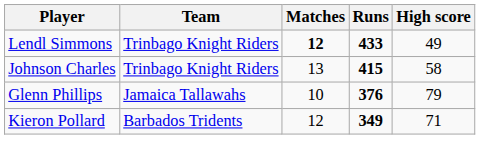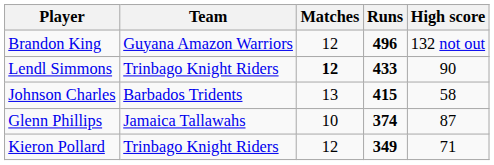+ row: (55, 43)
(434, 43) 49 -> (448, 69) 90
(201, 69) Trinbago Knight Riders -> (183, 95) Barbados Tridents
(371, 95) 376 -> (385, 120) 374
(434, 95) 79 -> (448, 120) 87
(183, 120) Barbados Tridents -> (201, 146) Trinbago Knight Riders
